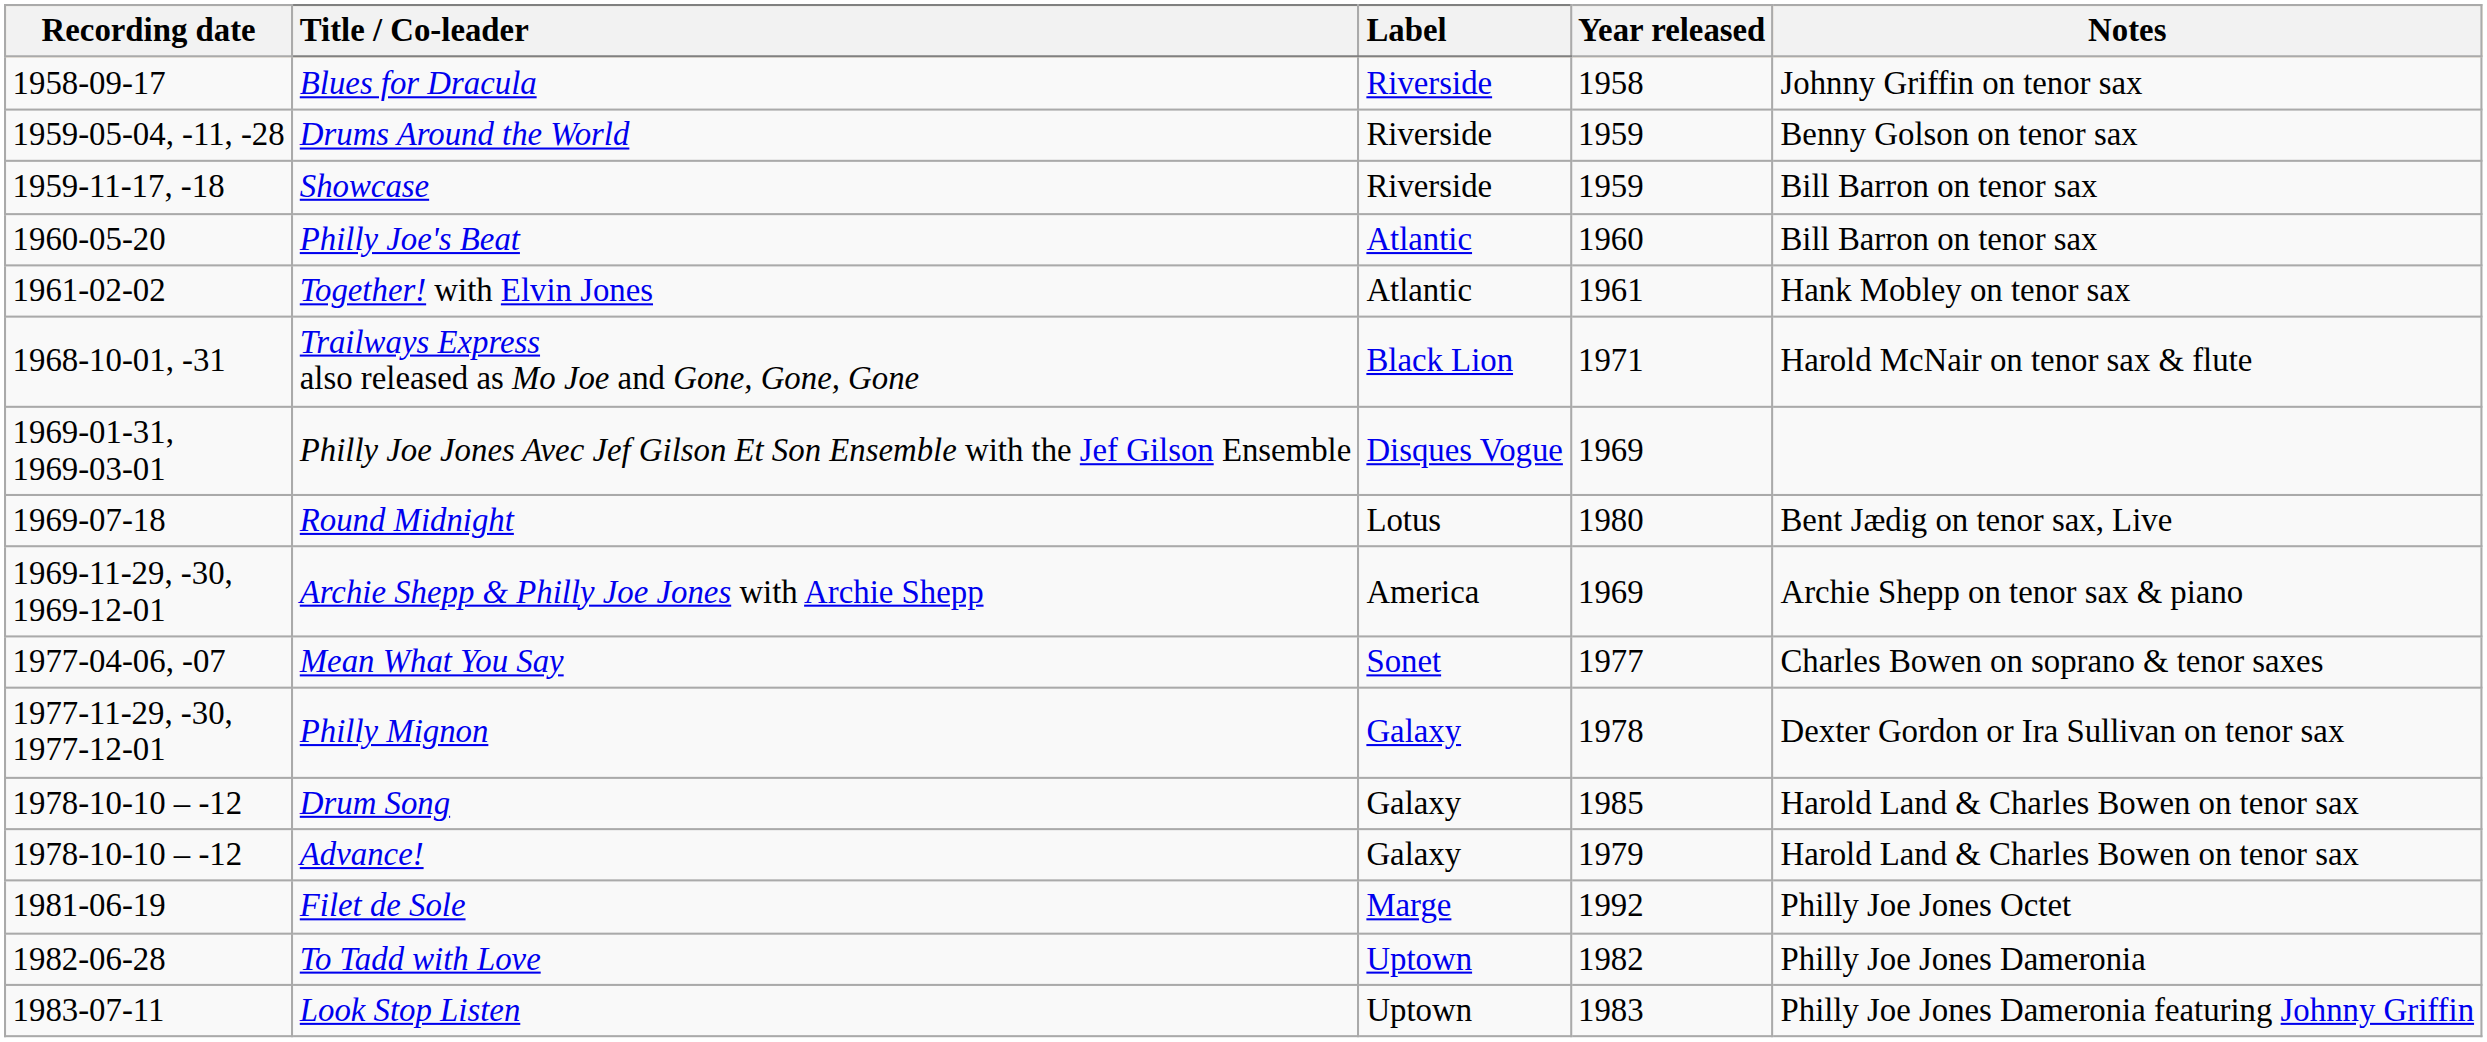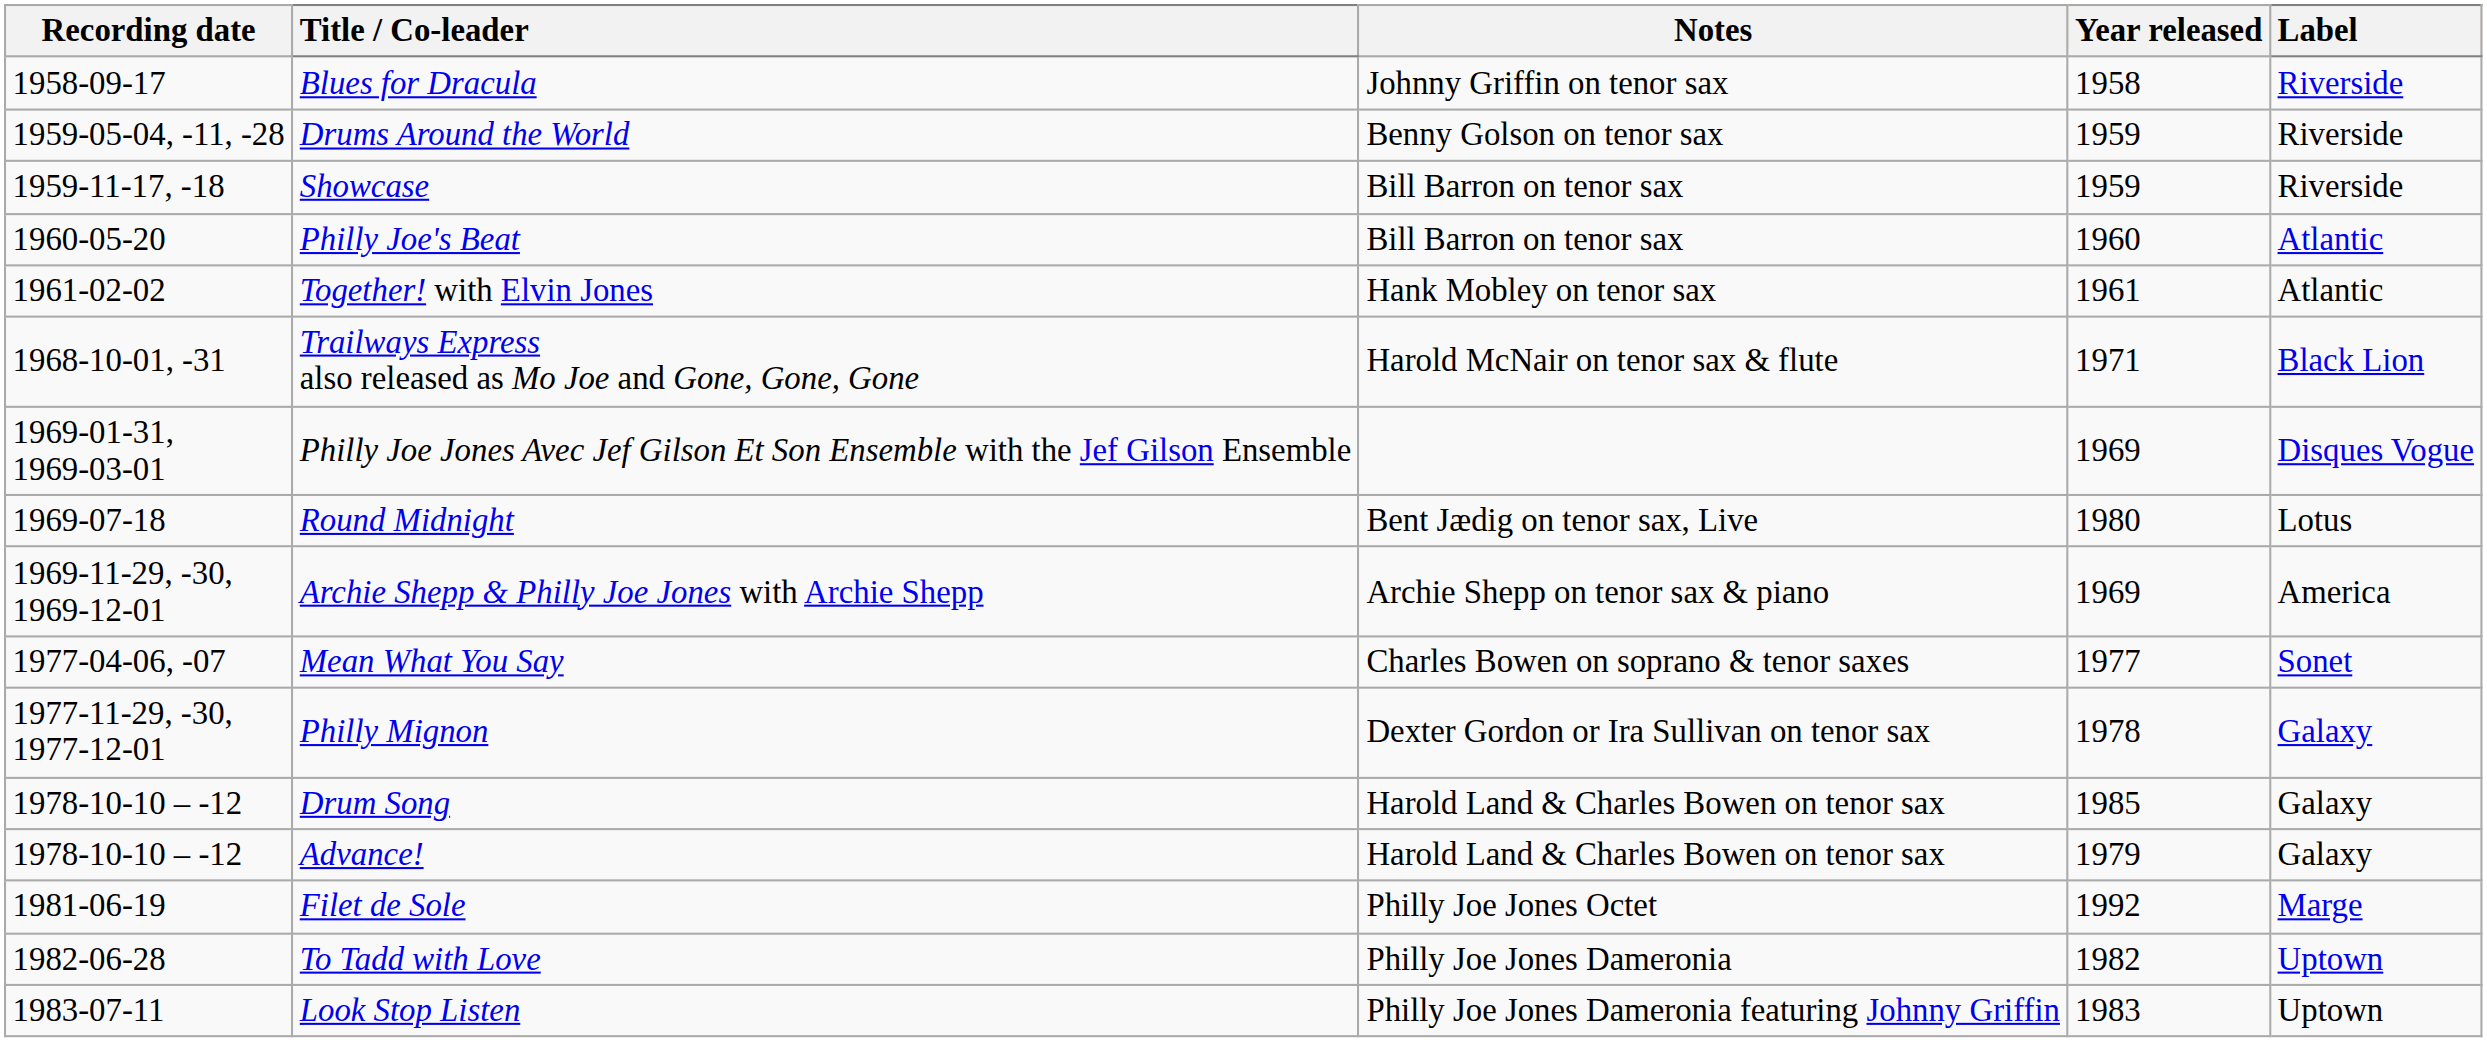columns swapped: (1406, 30) <-> (2127, 30)
